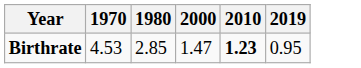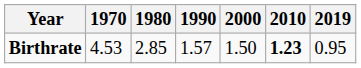+ column: (198, 18)
(196, 47) 1.47 -> (241, 47) 1.50
